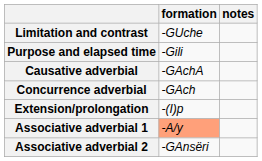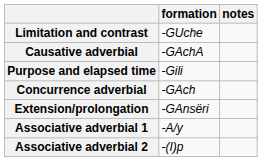rows swapped: (81, 52) <-> (81, 71)
(172, 109) -(I)p -> (185, 109) -GAnsëri
(172, 128) lightsalmon background -> (172, 128) no background
(185, 147) -GAnsëri -> (172, 147) -(I)p
